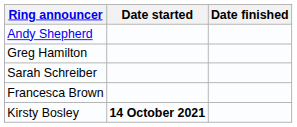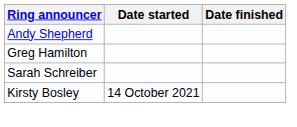- row: (55, 93)
(157, 112) bold -> (153, 93) normal
